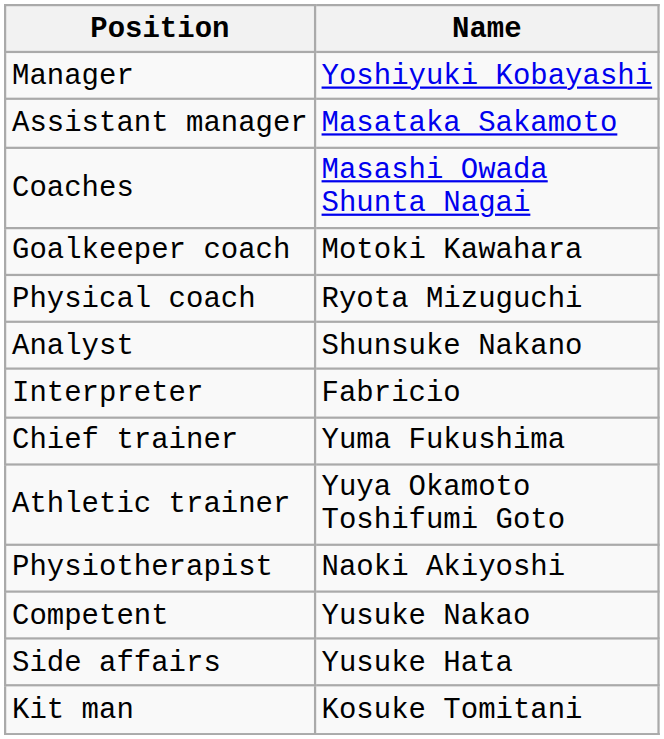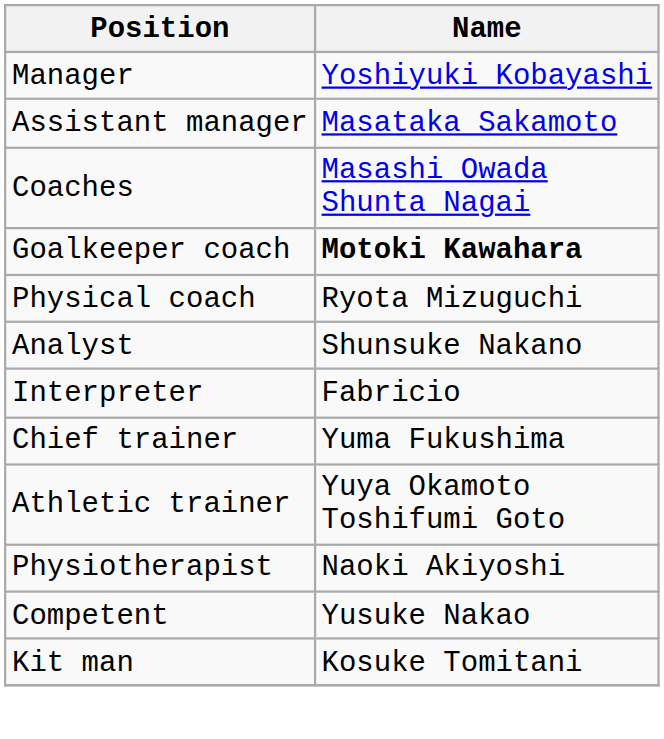(452, 251) normal -> (452, 251) bold
- row: (116, 663)
